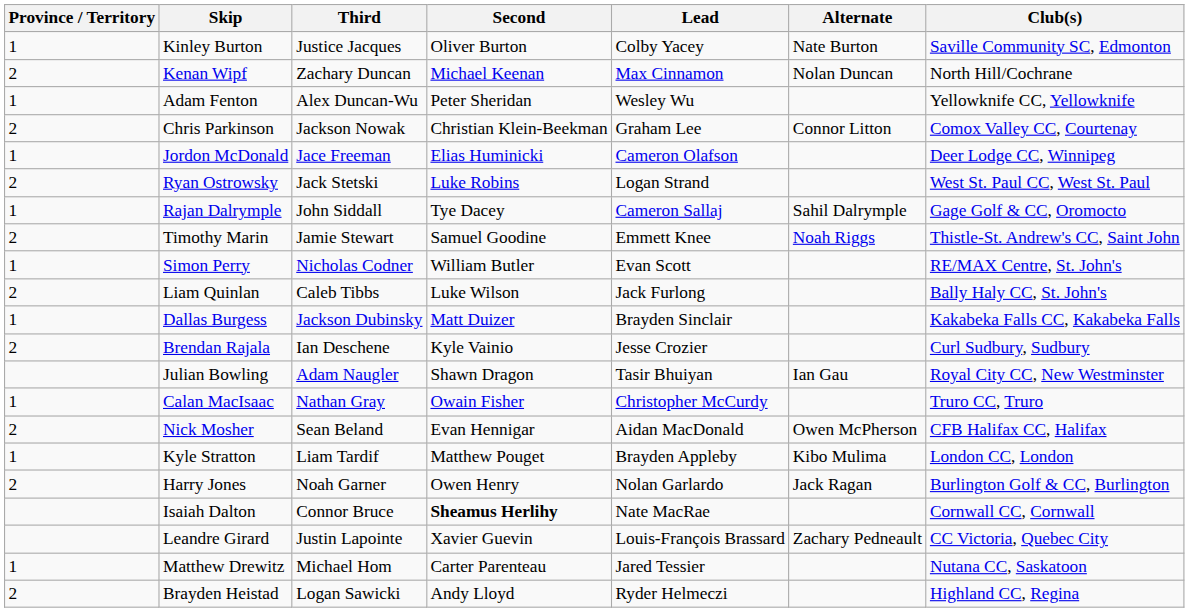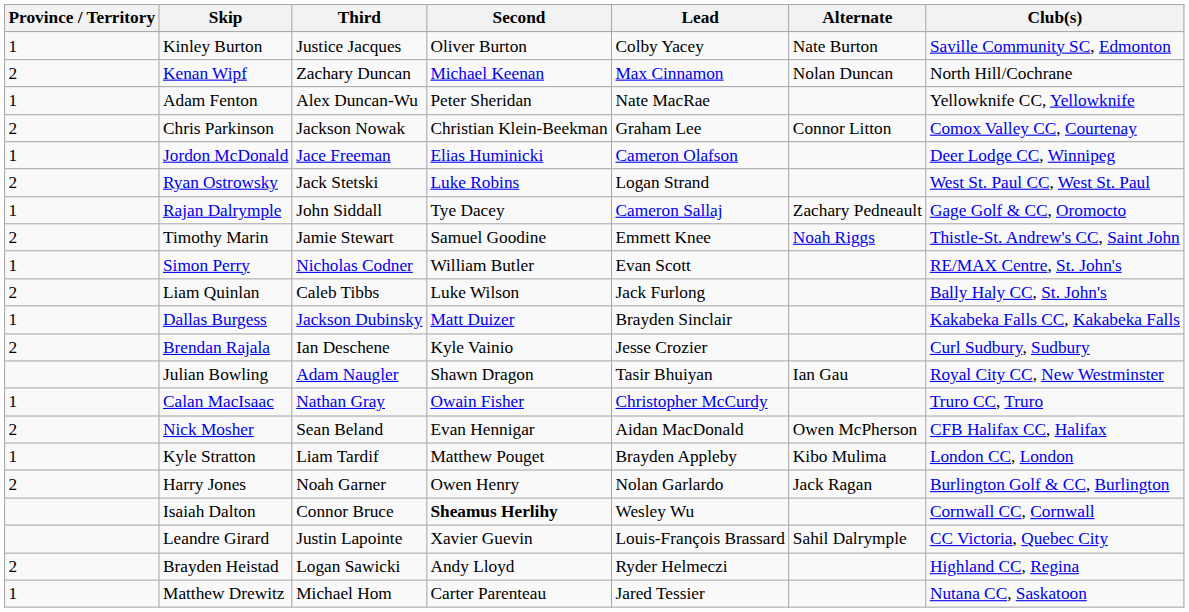(655, 100) Wesley Wu -> (663, 100) Nate MacRae
(850, 210) Sahil Dalrymple -> (857, 210) Zachary Pedneault
(663, 511) Nate MacRae -> (655, 511) Wesley Wu
(857, 538) Zachary Pedneault -> (850, 538) Sahil Dalrymple
rows swapped: (224, 566) <-> (221, 593)
